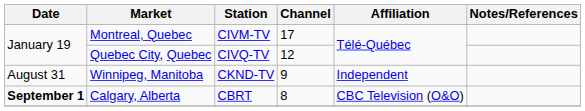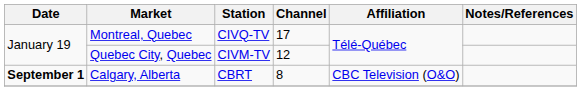(244, 34) CIVM-TV -> (243, 34) CIVQ-TV
(243, 55) CIVQ-TV -> (244, 55) CIVM-TV
- row: (147, 75)
